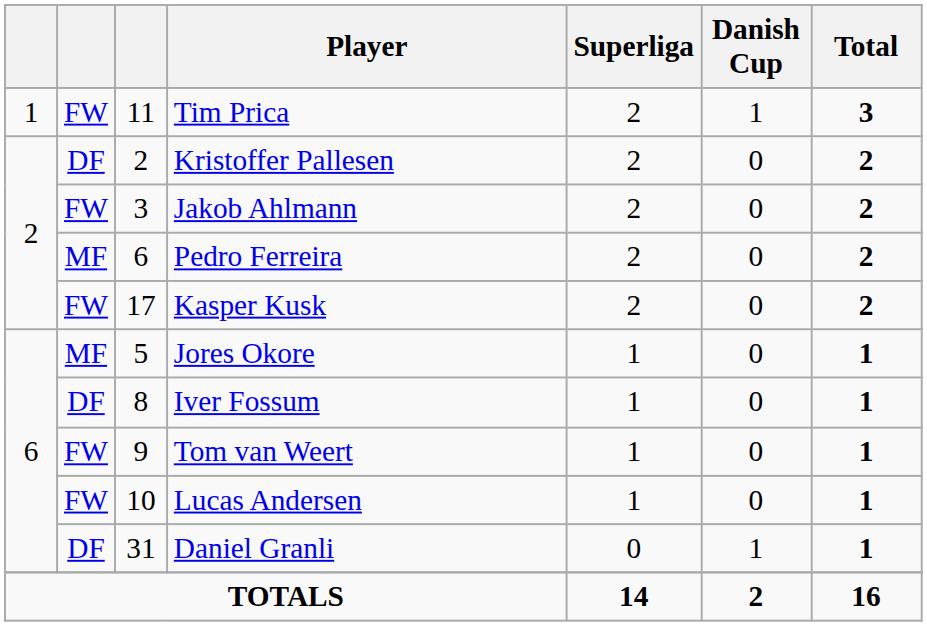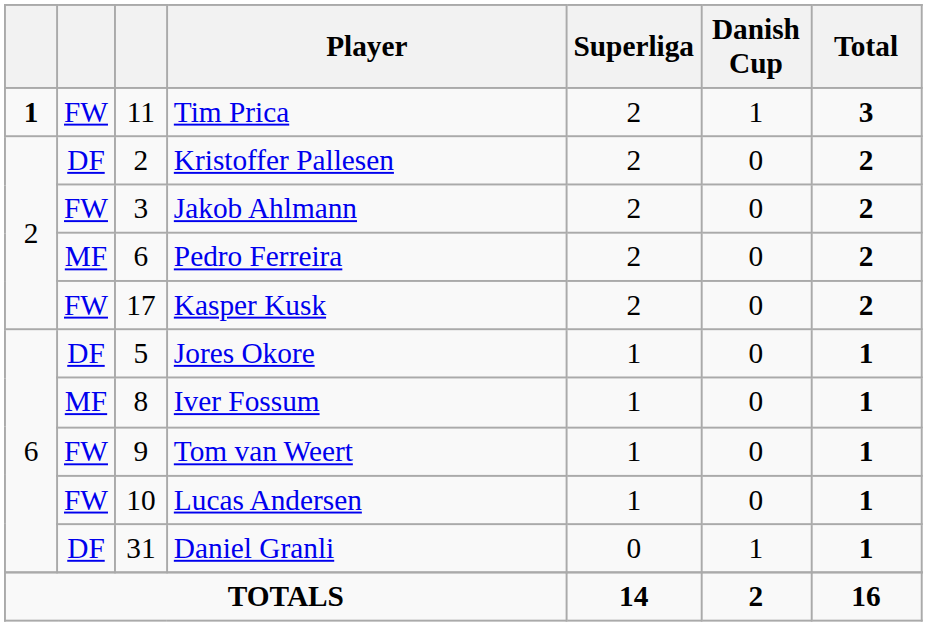(31, 111) normal -> (31, 111) bold
(86, 353) MF -> (86, 353) DF
(86, 402) DF -> (86, 402) MF
